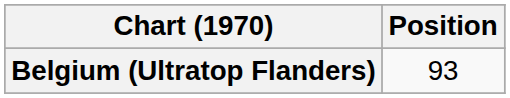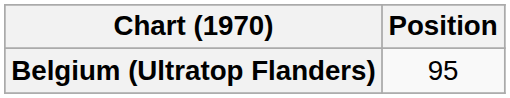(443, 70) 93 -> (443, 70) 95
